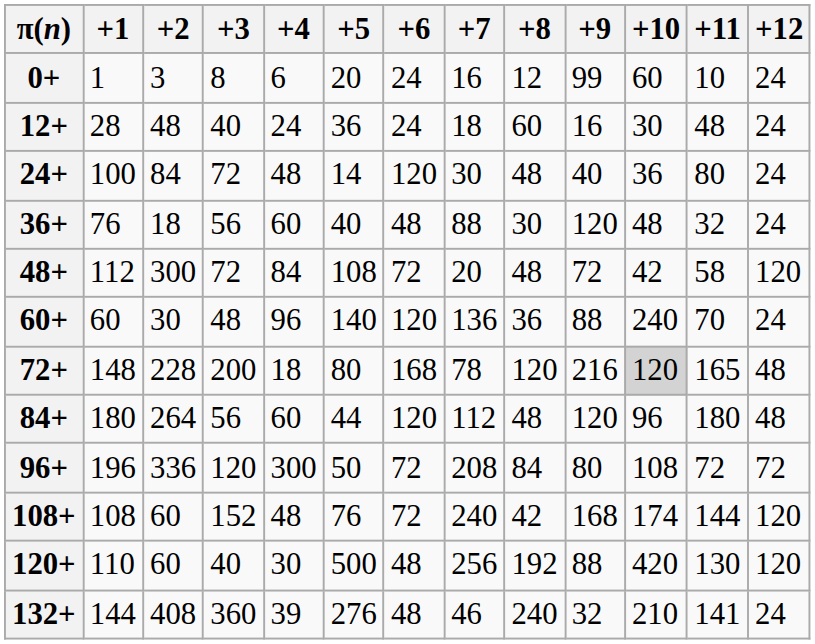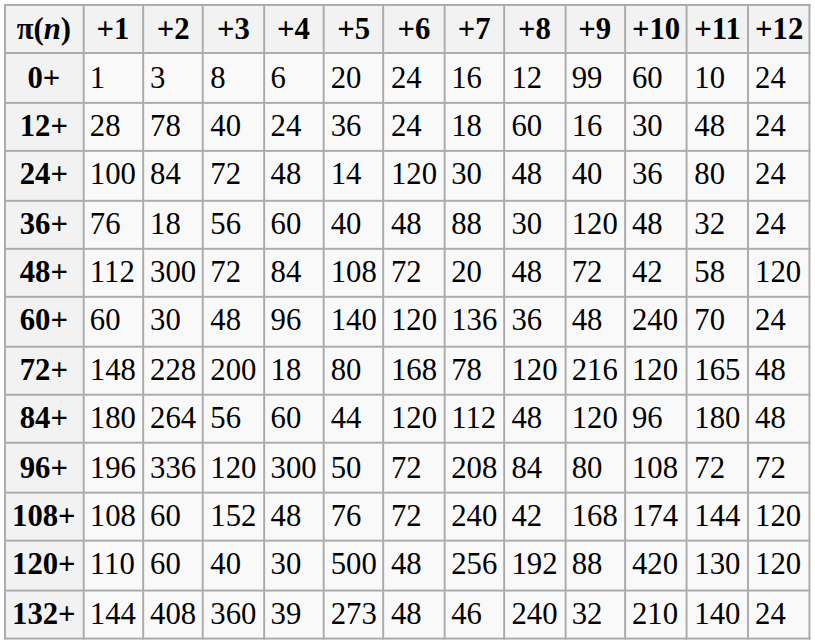(165, 126) 48 -> (165, 126) 78
(587, 321) 88 -> (587, 321) 48
(655, 369) lightgrey background -> (655, 369) no background
(354, 613) 276 -> (354, 613) 273
(717, 613) 141 -> (717, 613) 140
